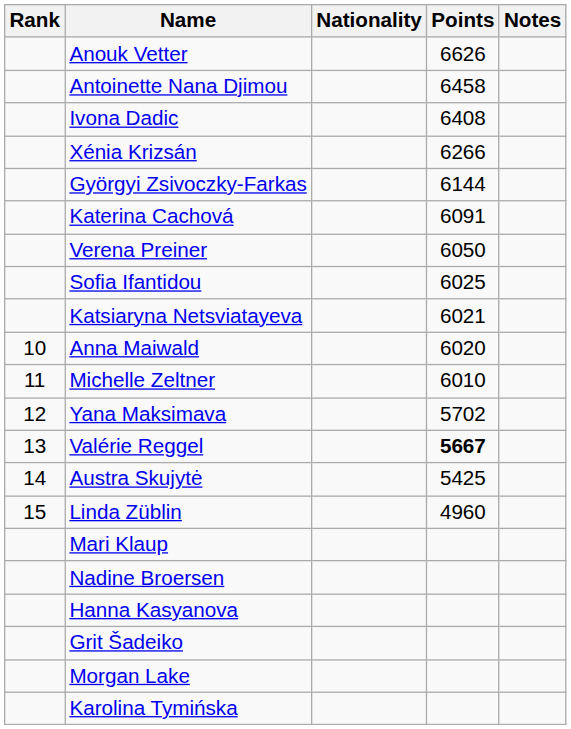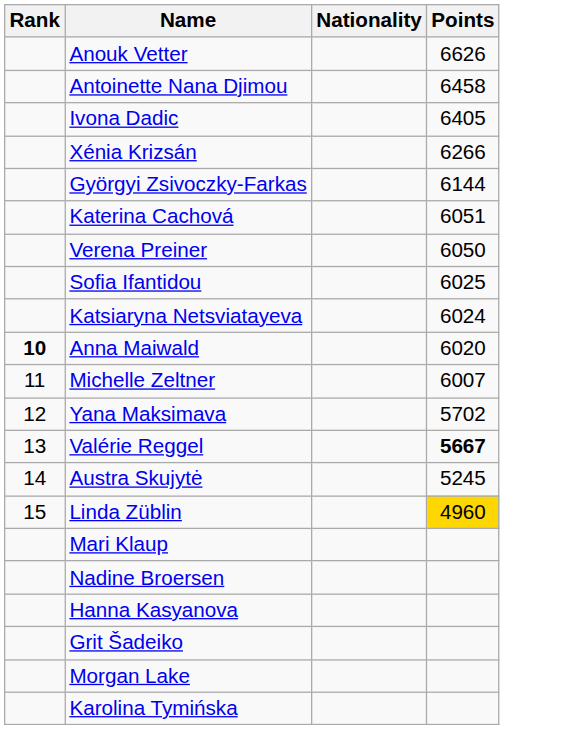- column: (533, 20)
(463, 119) 6408 -> (463, 119) 6405
(463, 217) 6091 -> (463, 217) 6051
(463, 315) 6021 -> (463, 315) 6024
(35, 348) normal -> (35, 348) bold
(463, 380) 6010 -> (463, 380) 6007
(463, 479) 5425 -> (463, 479) 5245
(463, 511) no background -> (463, 511) gold background
